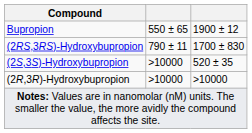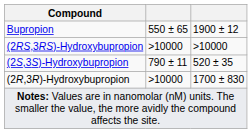(168, 46) 790 ± 11 -> (165, 46) >10000
(219, 46) 1700 ± 830 -> (210, 46) >10000
(165, 63) >10000 -> (168, 63) 790 ± 11
(210, 80) >10000 -> (219, 80) 1700 ± 830
